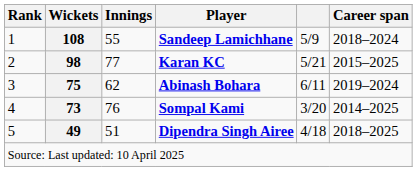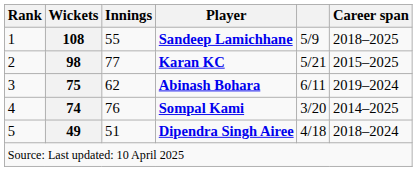(366, 39) 2018–2024 -> (366, 39) 2018–2025
(73, 108) 73 -> (73, 108) 74
(366, 131) 2018–2025 -> (366, 131) 2018–2024
